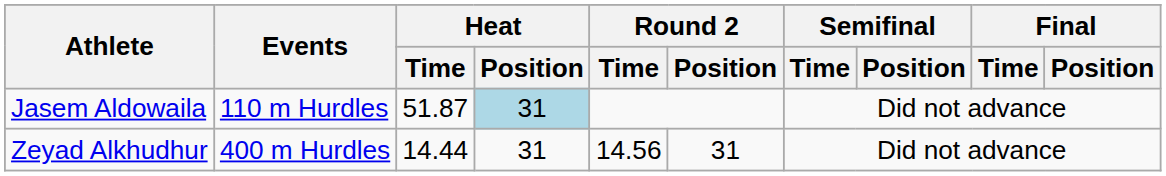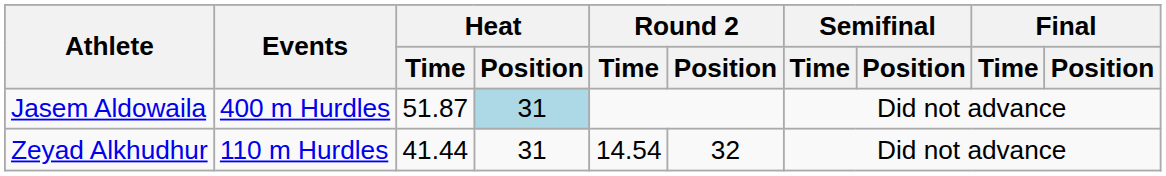(304, 109) 110 m Hurdles -> (305, 109) 400 m Hurdles
(305, 150) 400 m Hurdles -> (304, 150) 110 m Hurdles
(435, 150) 14.44 -> (435, 150) 41.44
(629, 150) 14.56 -> (629, 150) 14.54
(725, 150) 31 -> (725, 150) 32
